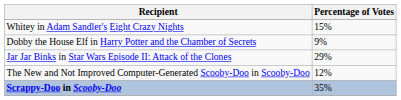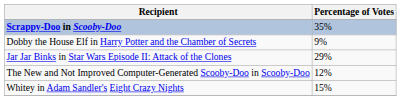rows swapped: (64, 88) <-> (95, 27)
